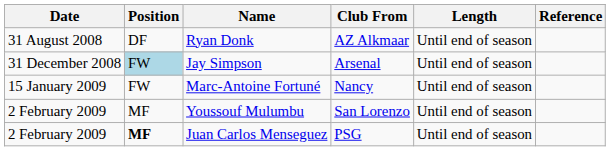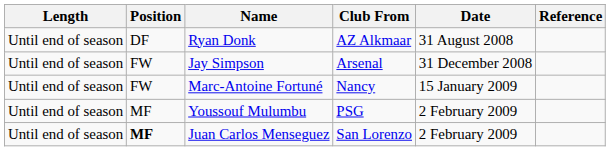columns swapped: (65, 16) <-> (474, 16)
(139, 63) lightblue background -> (141, 63) no background
(372, 110) San Lorenzo -> (350, 110) PSG
(348, 134) PSG -> (374, 134) San Lorenzo
